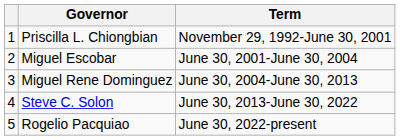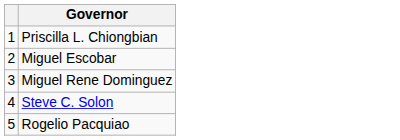- column: (285, 15)
